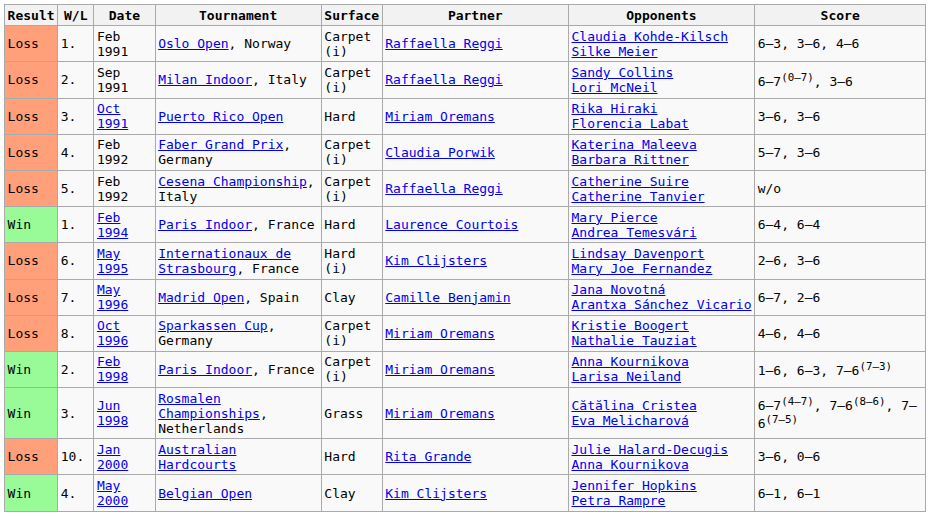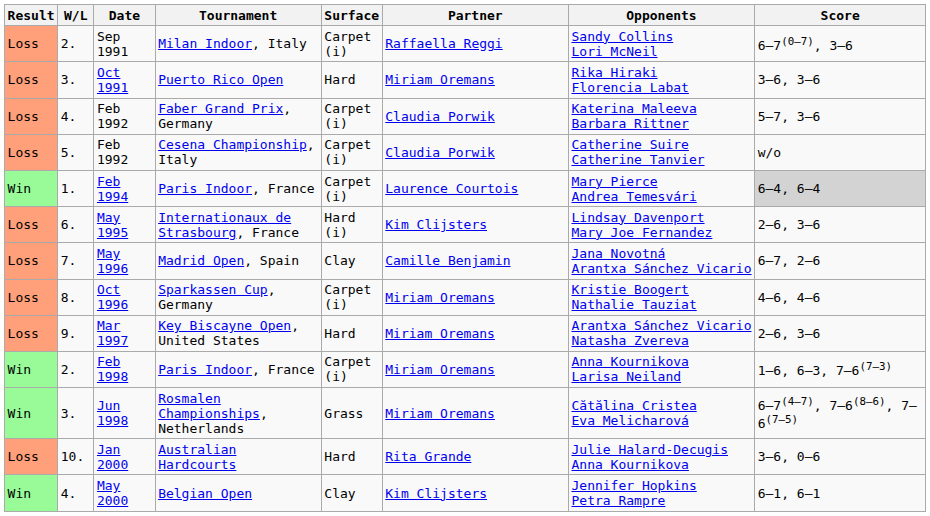- row: (113, 44)
(444, 189) Raffaella Reggi -> (440, 152) Claudia Porwik
(340, 225) Hard -> (348, 189) Carpet (i)
(789, 225) no background -> (789, 189) lightgrey background
+ row: (113, 333)
